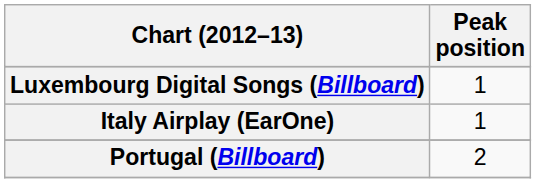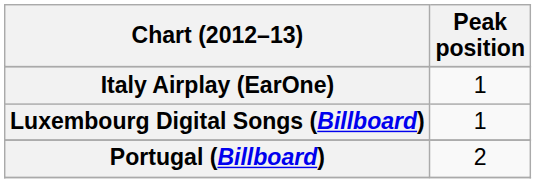rows swapped: (217, 121) <-> (217, 85)
